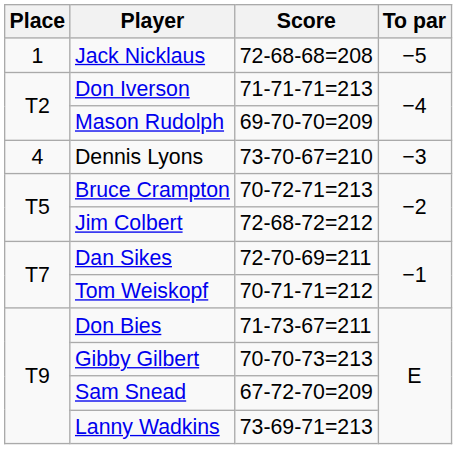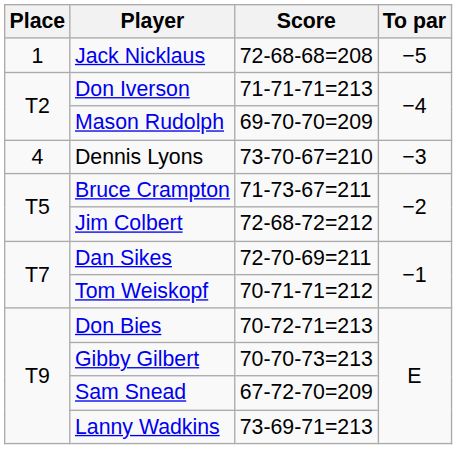(306, 190) 70-72-71=213 -> (306, 190) 71-73-67=211
(306, 325) 71-73-67=211 -> (306, 325) 70-72-71=213
